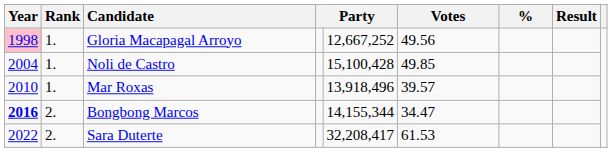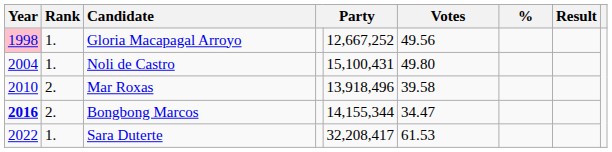(360, 64) 15,100,428 -> (360, 64) 15,100,431
(418, 64) 49.85 -> (418, 64) 49.80
(51, 87) 1. -> (51, 87) 2.
(418, 87) 39.57 -> (418, 87) 39.58
(51, 135) 2. -> (51, 135) 1.
